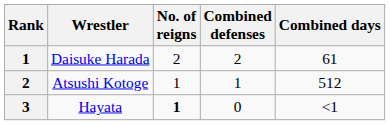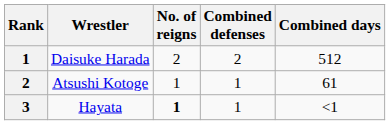(330, 58) 61 -> (330, 58) 512
(330, 82) 512 -> (330, 82) 61
(238, 107) 0 -> (238, 107) 1
